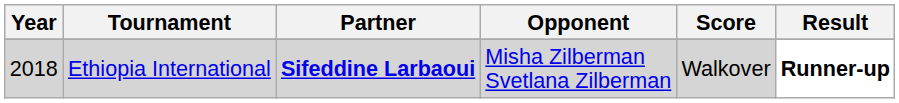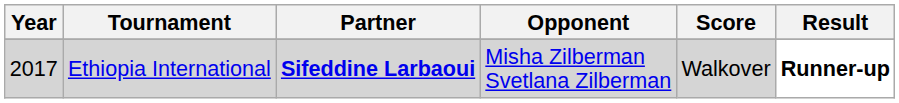(34, 68) 2018 -> (34, 68) 2017
